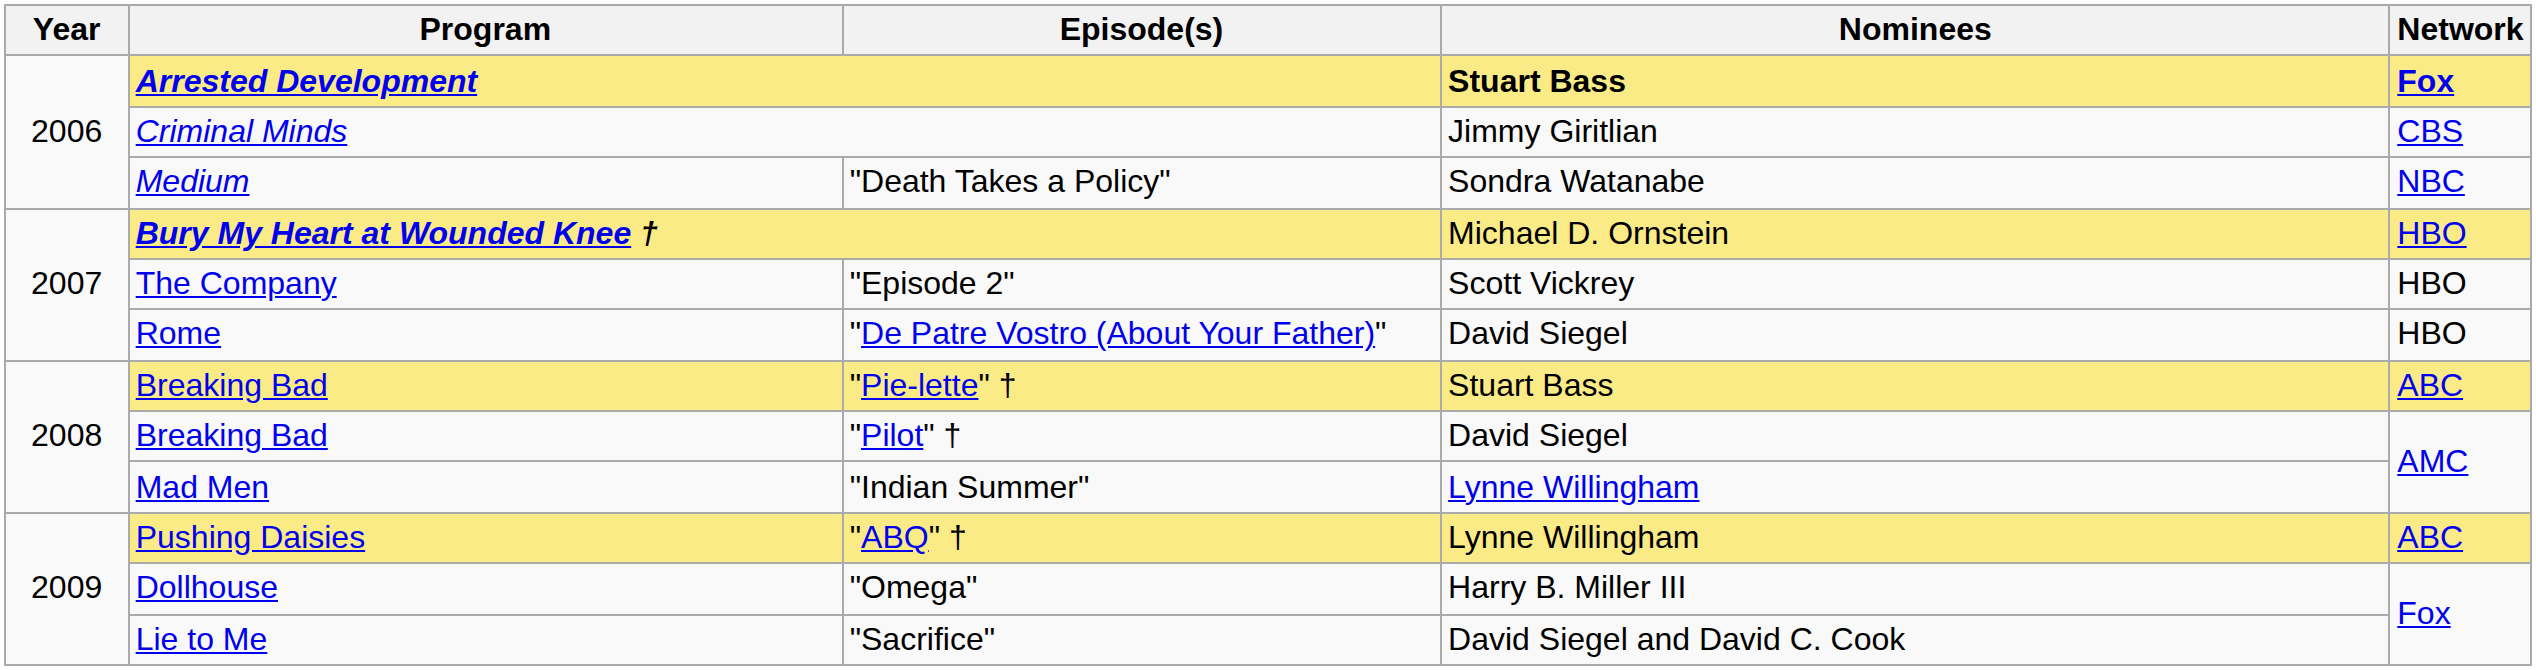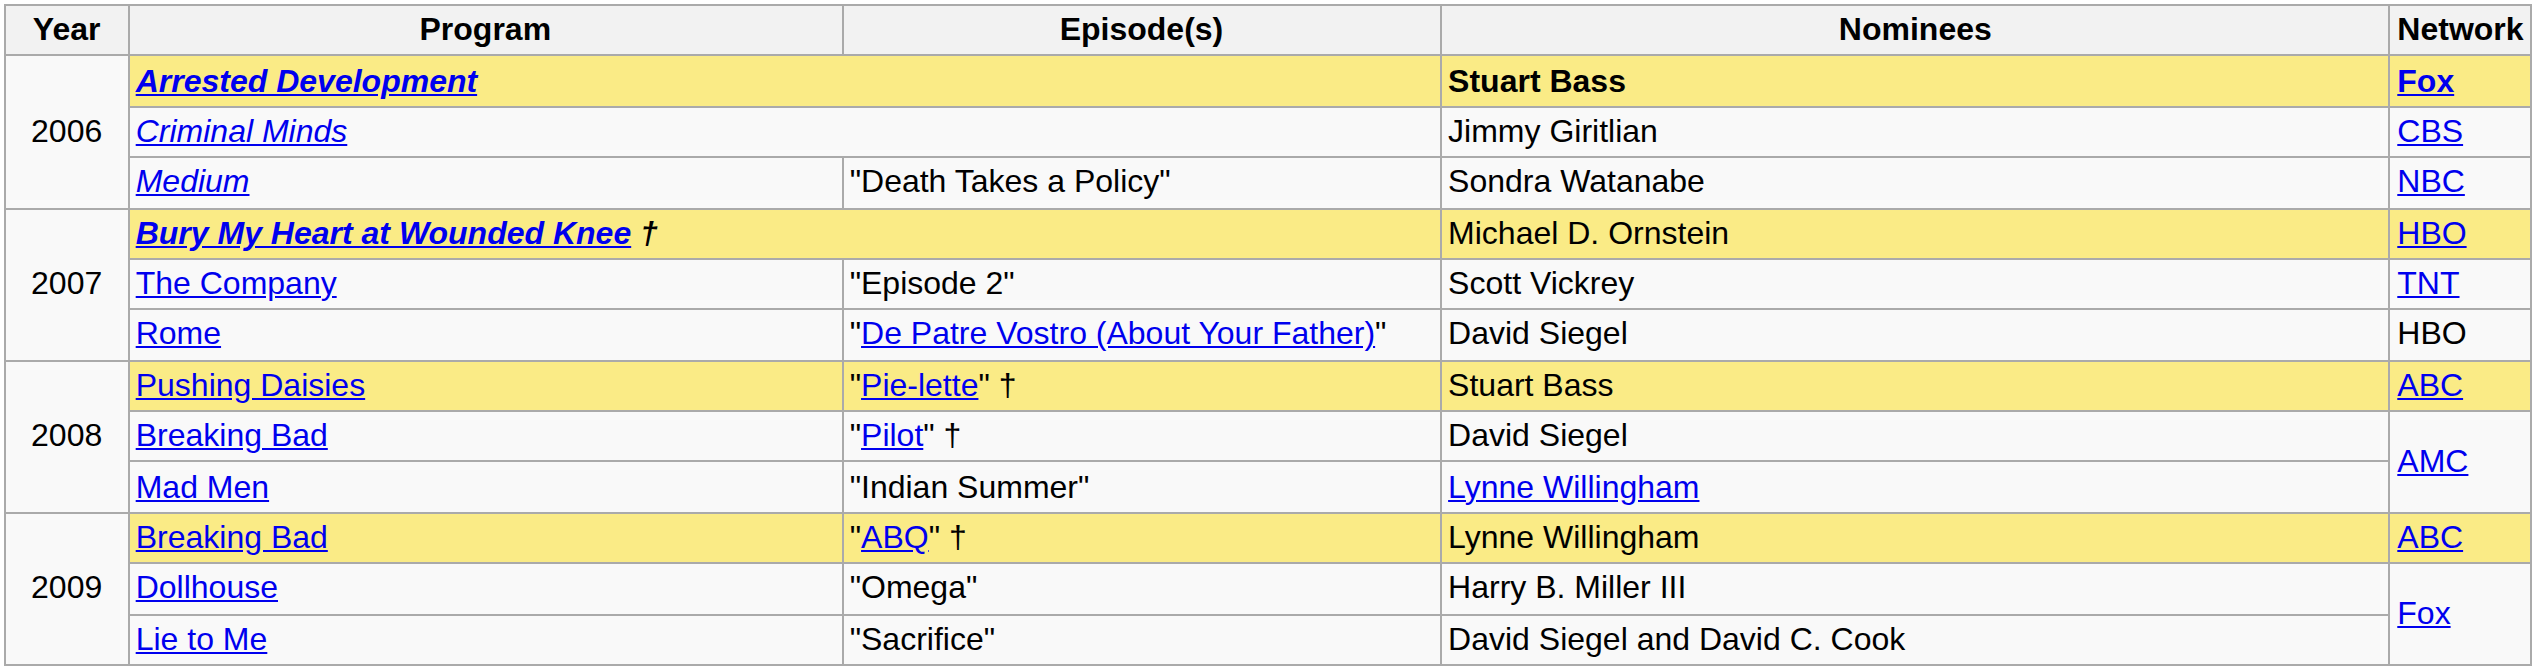(2432, 283) HBO -> (2428, 283) TNT
(232, 385) Breaking Bad -> (250, 385) Pushing Daisies
(250, 537) Pushing Daisies -> (232, 537) Breaking Bad
